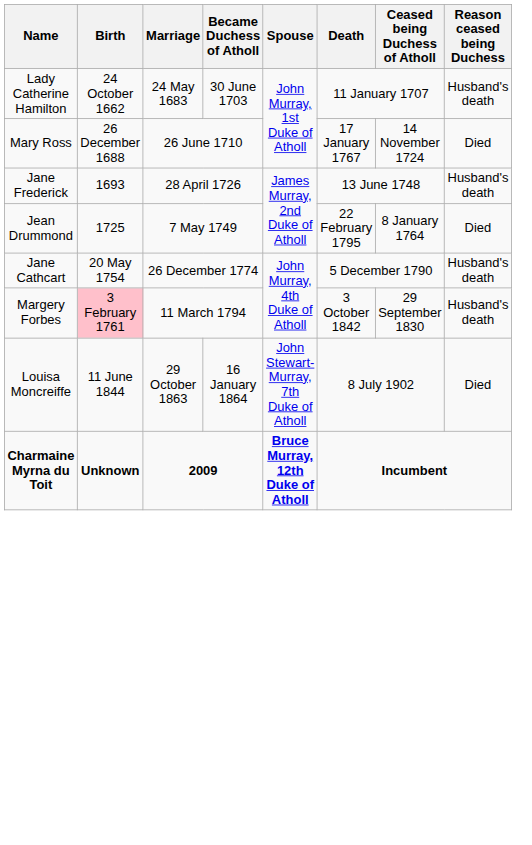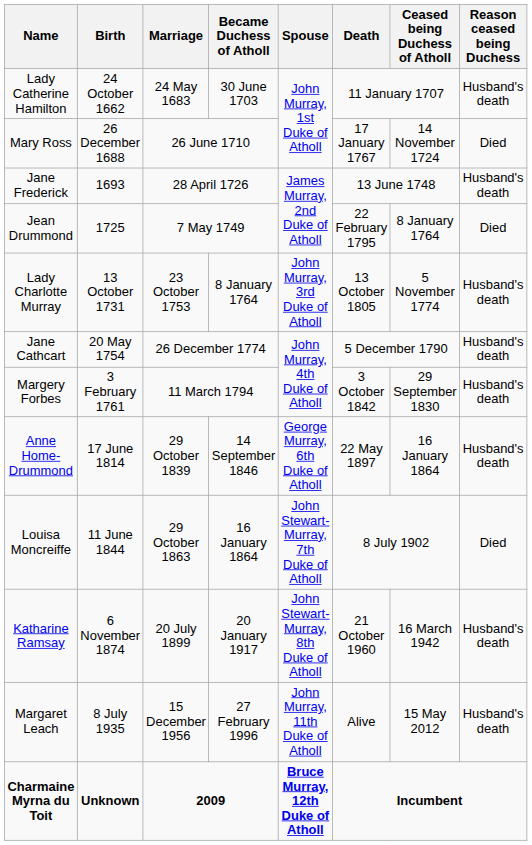+ row: (41, 292)
(110, 313) pink background -> (110, 391) no background
+ row: (41, 456)
+ row: (41, 635)
+ row: (41, 722)
